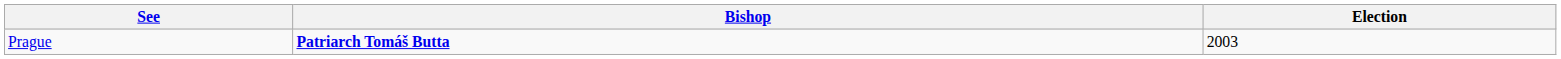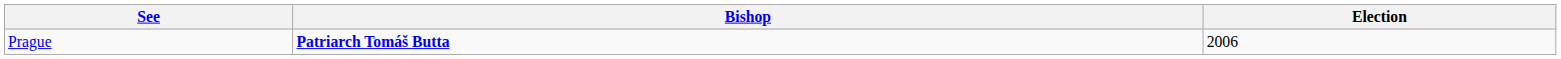(1222, 41) 2003 -> (1222, 41) 2006
